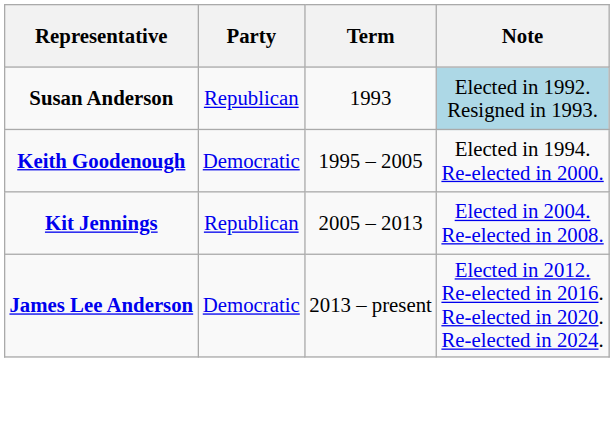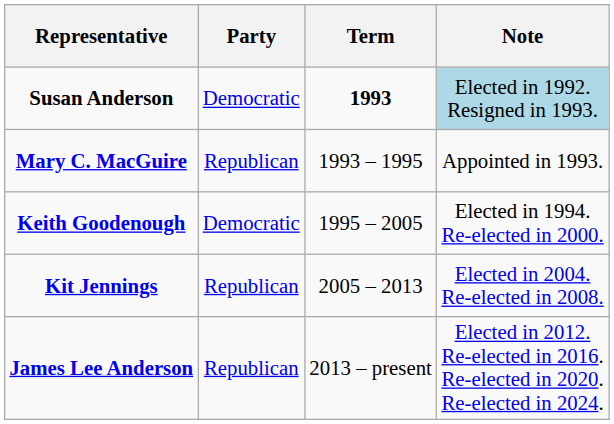(251, 98) Republican -> (251, 98) Democratic
(371, 98) normal -> (371, 98) bold
+ row: (101, 160)
(251, 305) Democratic -> (251, 368) Republican
